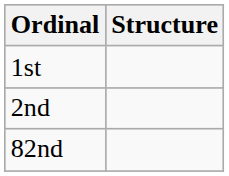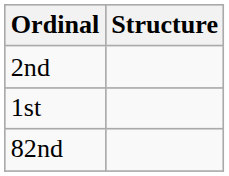rows swapped: (26, 66) <-> (30, 107)
